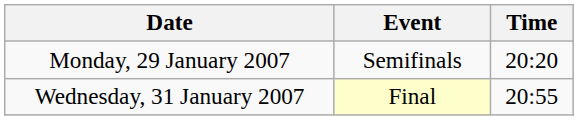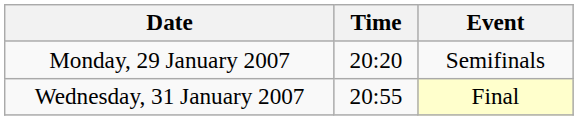columns swapped: (532, 22) <-> (412, 22)
